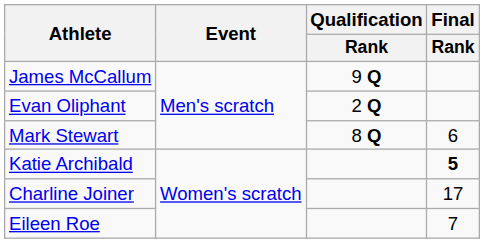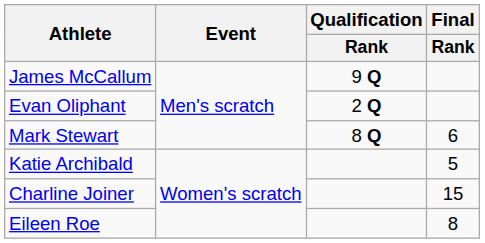(453, 165) bold -> (453, 165) normal
(453, 194) 17 -> (453, 194) 15
(453, 223) 7 -> (453, 223) 8
